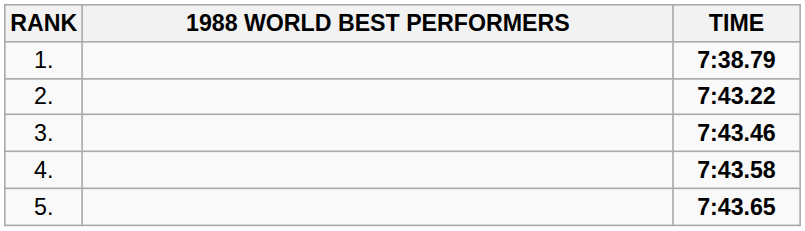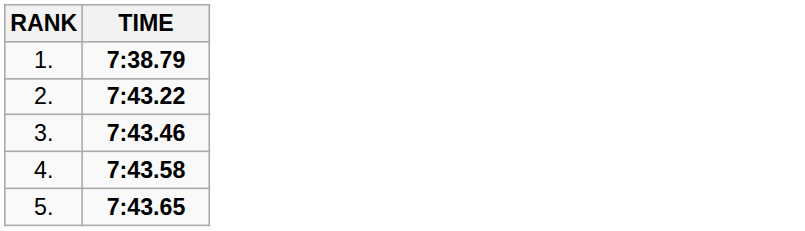- column: (378, 24)
